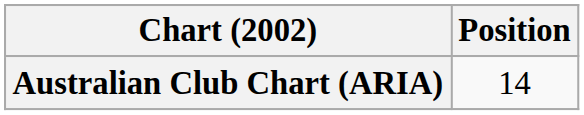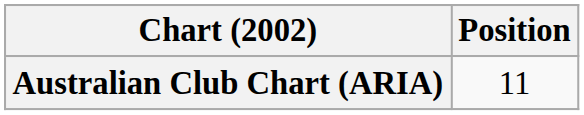(515, 82) 14 -> (515, 82) 11
